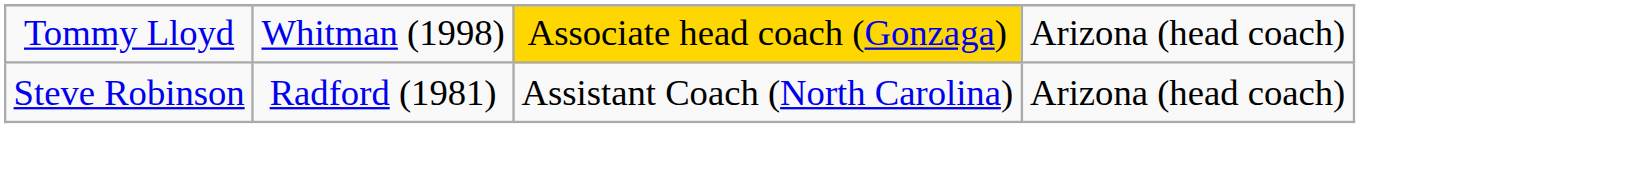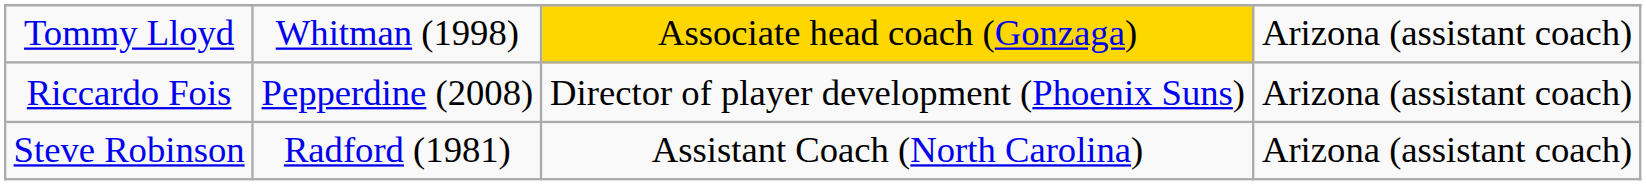(1188, 33) Arizona (head coach) -> (1447, 33) Arizona (assistant coach)
+ row: (129, 91)
(1188, 91) Arizona (head coach) -> (1447, 149) Arizona (assistant coach)
